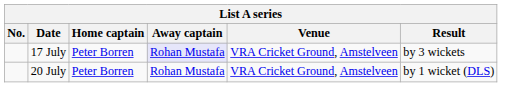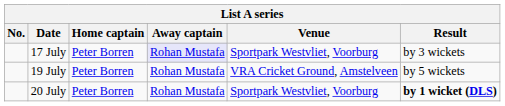(314, 52) VRA Cricket Ground, Amstelveen -> (304, 52) Sportpark Westvliet, Voorburg
+ row: (48, 71)
(314, 71) VRA Cricket Ground, Amstelveen -> (304, 91) Sportpark Westvliet, Voorburg
(449, 71) normal -> (450, 91) bold
